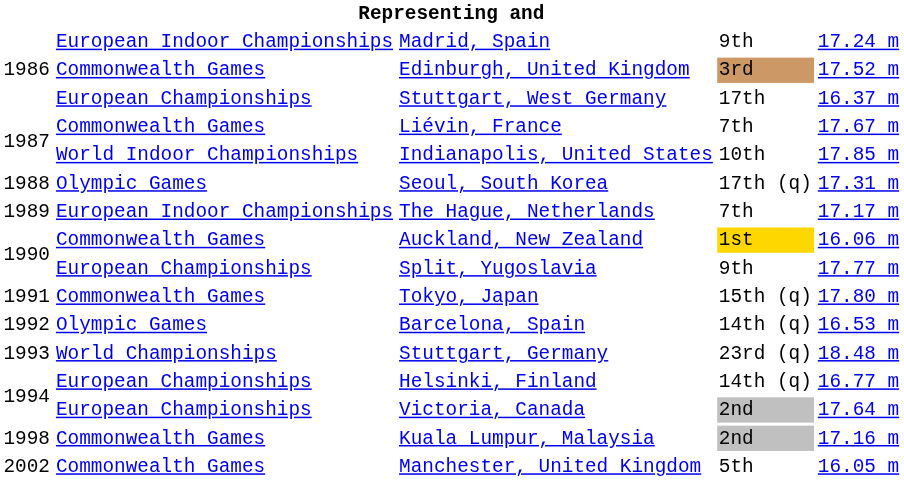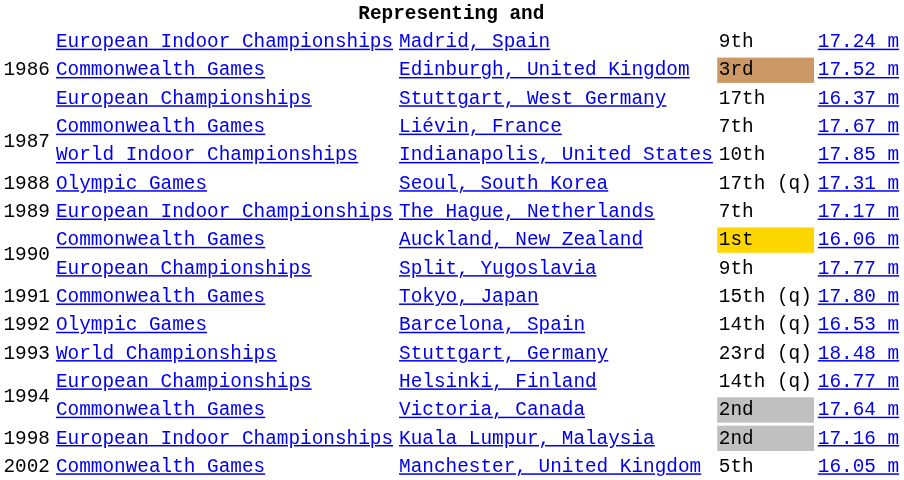(184, 410) European Championships -> (161, 410) Commonwealth Games
(161, 438) Commonwealth Games -> (225, 438) European Indoor Championships
